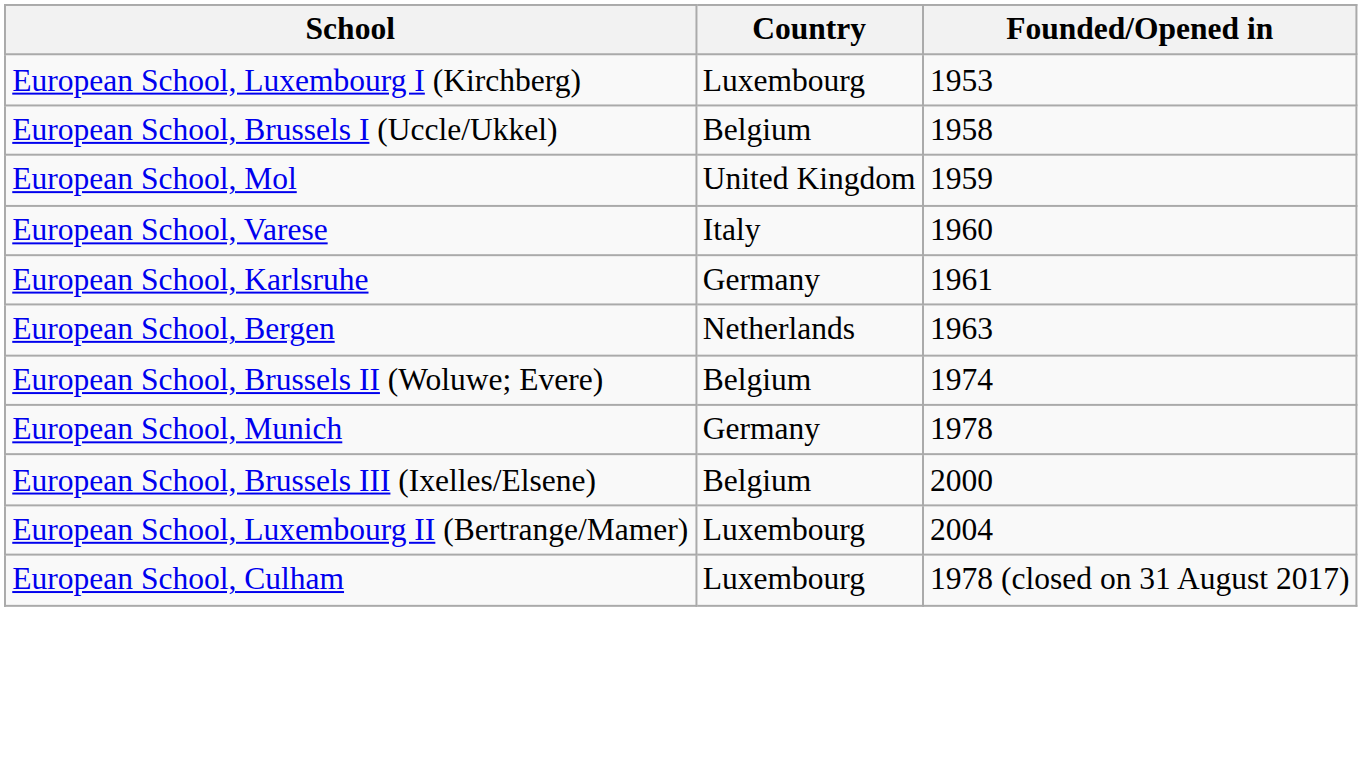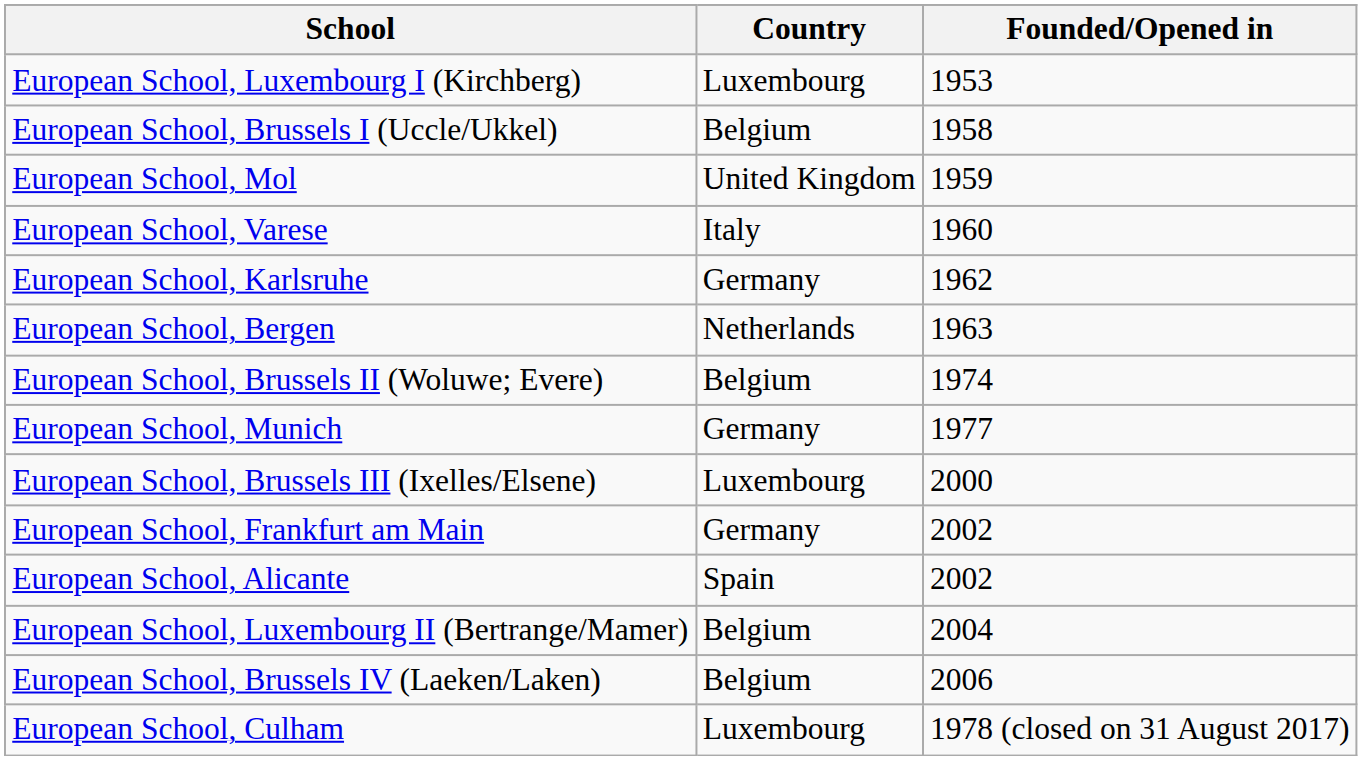(962, 279) 1961 -> (962, 279) 1962
(962, 429) 1978 -> (962, 429) 1977
(757, 479) Belgium -> (784, 479) Luxembourg
+ row: (248, 529)
+ row: (181, 579)
(784, 529) Luxembourg -> (757, 629) Belgium
+ row: (307, 679)
